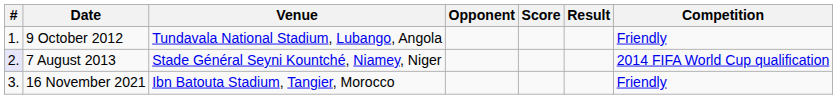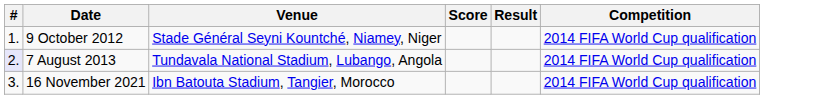- column: (482, 15)
(297, 37) Tundavala National Stadium, Lubango, Angola -> (297, 37) Stade Général Seyni Kountché, Niamey, Niger
(642, 37) Friendly -> (650, 37) 2014 FIFA World Cup qualification
(297, 60) Stade Général Seyni Kountché, Niamey, Niger -> (297, 60) Tundavala National Stadium, Lubango, Angola
(642, 82) Friendly -> (650, 82) 2014 FIFA World Cup qualification
